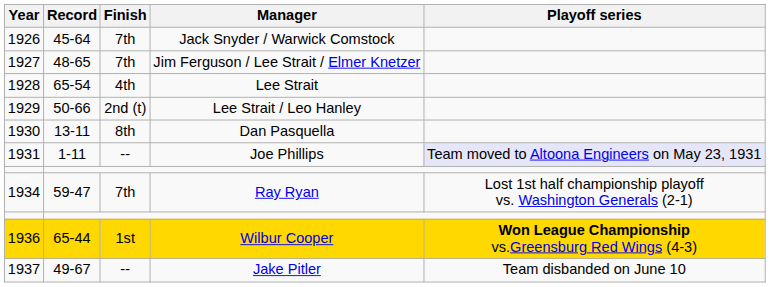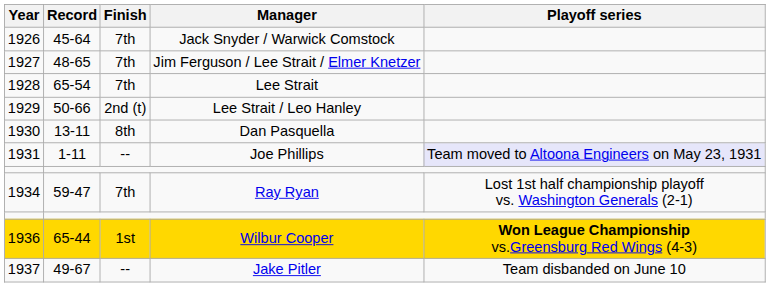(125, 85) 4th -> (125, 85) 7th
